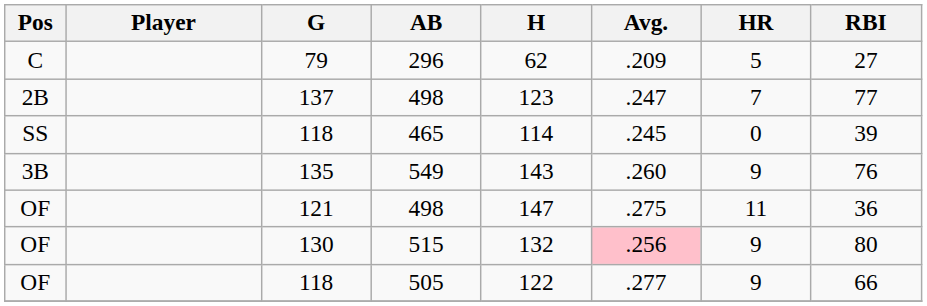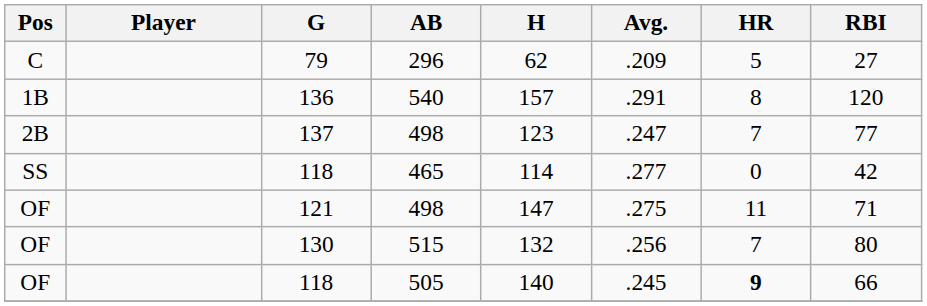+ row: (316, 97)
(646, 134) .245 -> (646, 171) .277
(866, 134) 39 -> (866, 171) 42
- row: (316, 171)
(866, 208) 36 -> (866, 208) 71
(646, 245) pink background -> (646, 245) no background
(756, 245) 9 -> (756, 245) 7
(536, 282) 122 -> (536, 282) 140
(646, 282) .277 -> (646, 282) .245
(756, 282) normal -> (756, 282) bold
